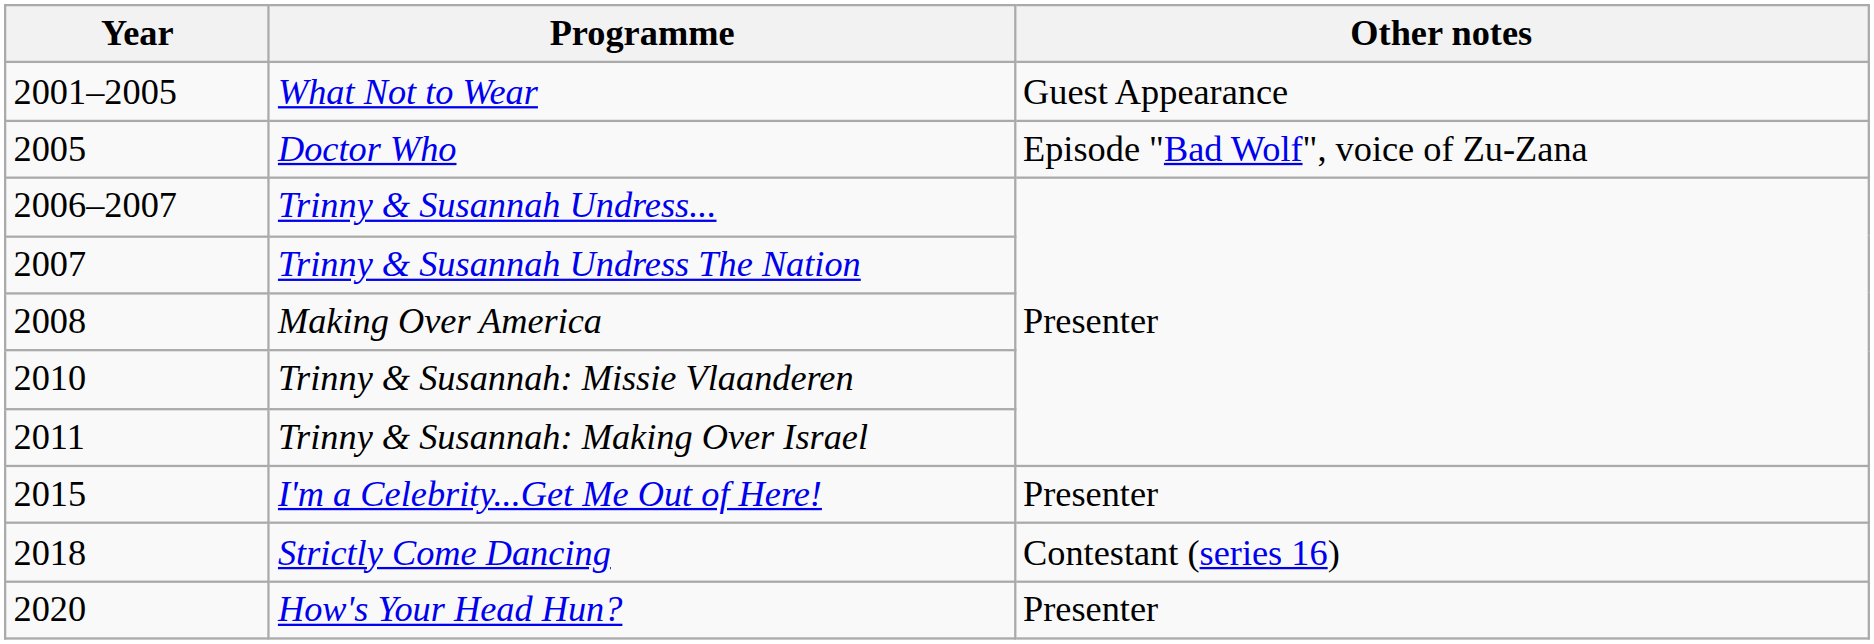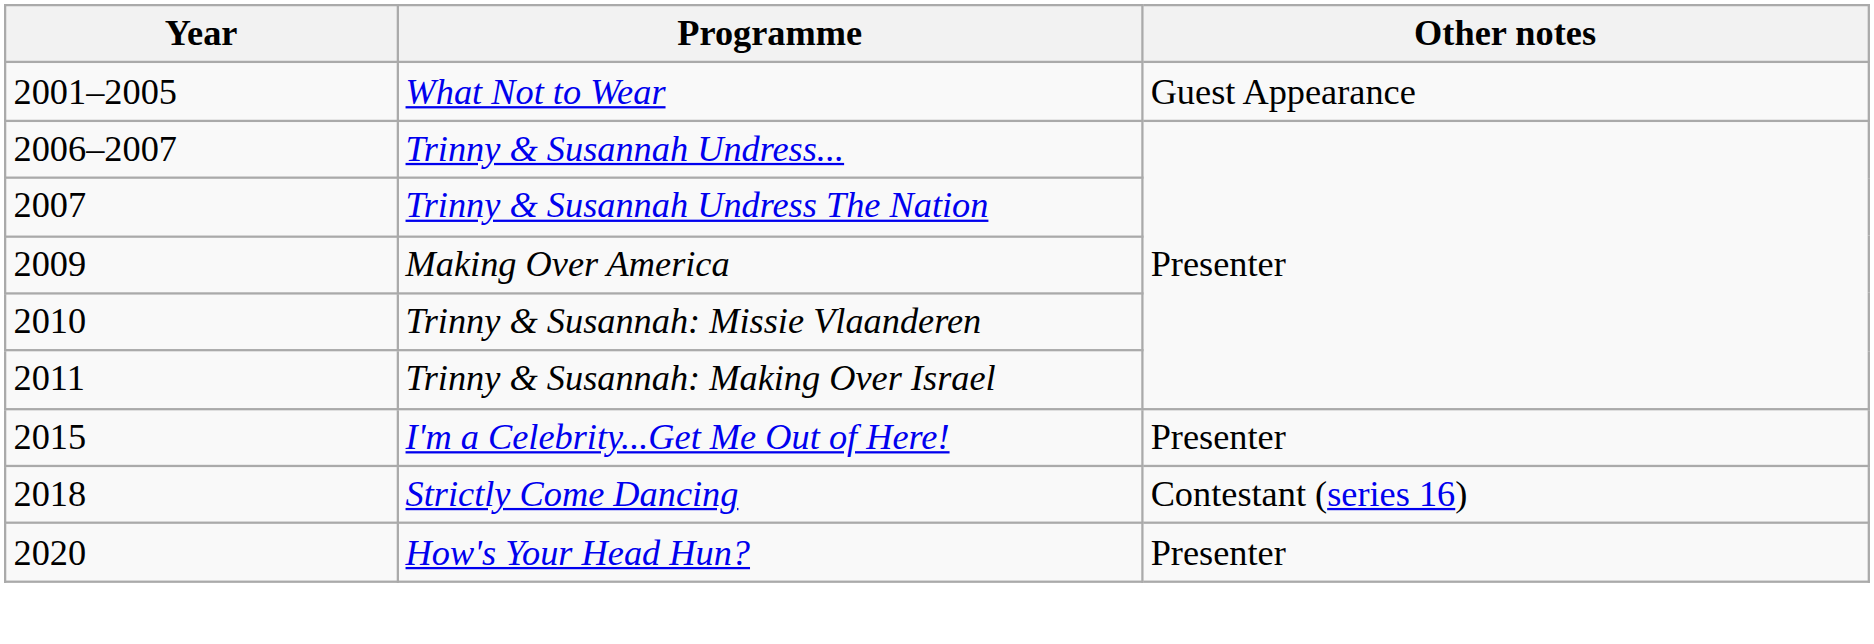- row: (367, 148)
(50, 321) 2008 -> (50, 263) 2009
